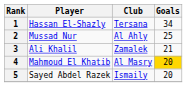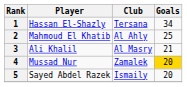(53, 37) Mussad Nur -> (70, 37) Mahmoud El Khatib
(131, 50) Zamalek -> (133, 50) Al Masry
(70, 62) Mahmoud El Khatib -> (53, 62) Mussad Nur
(133, 62) Al Masry -> (131, 62) Zamalek
